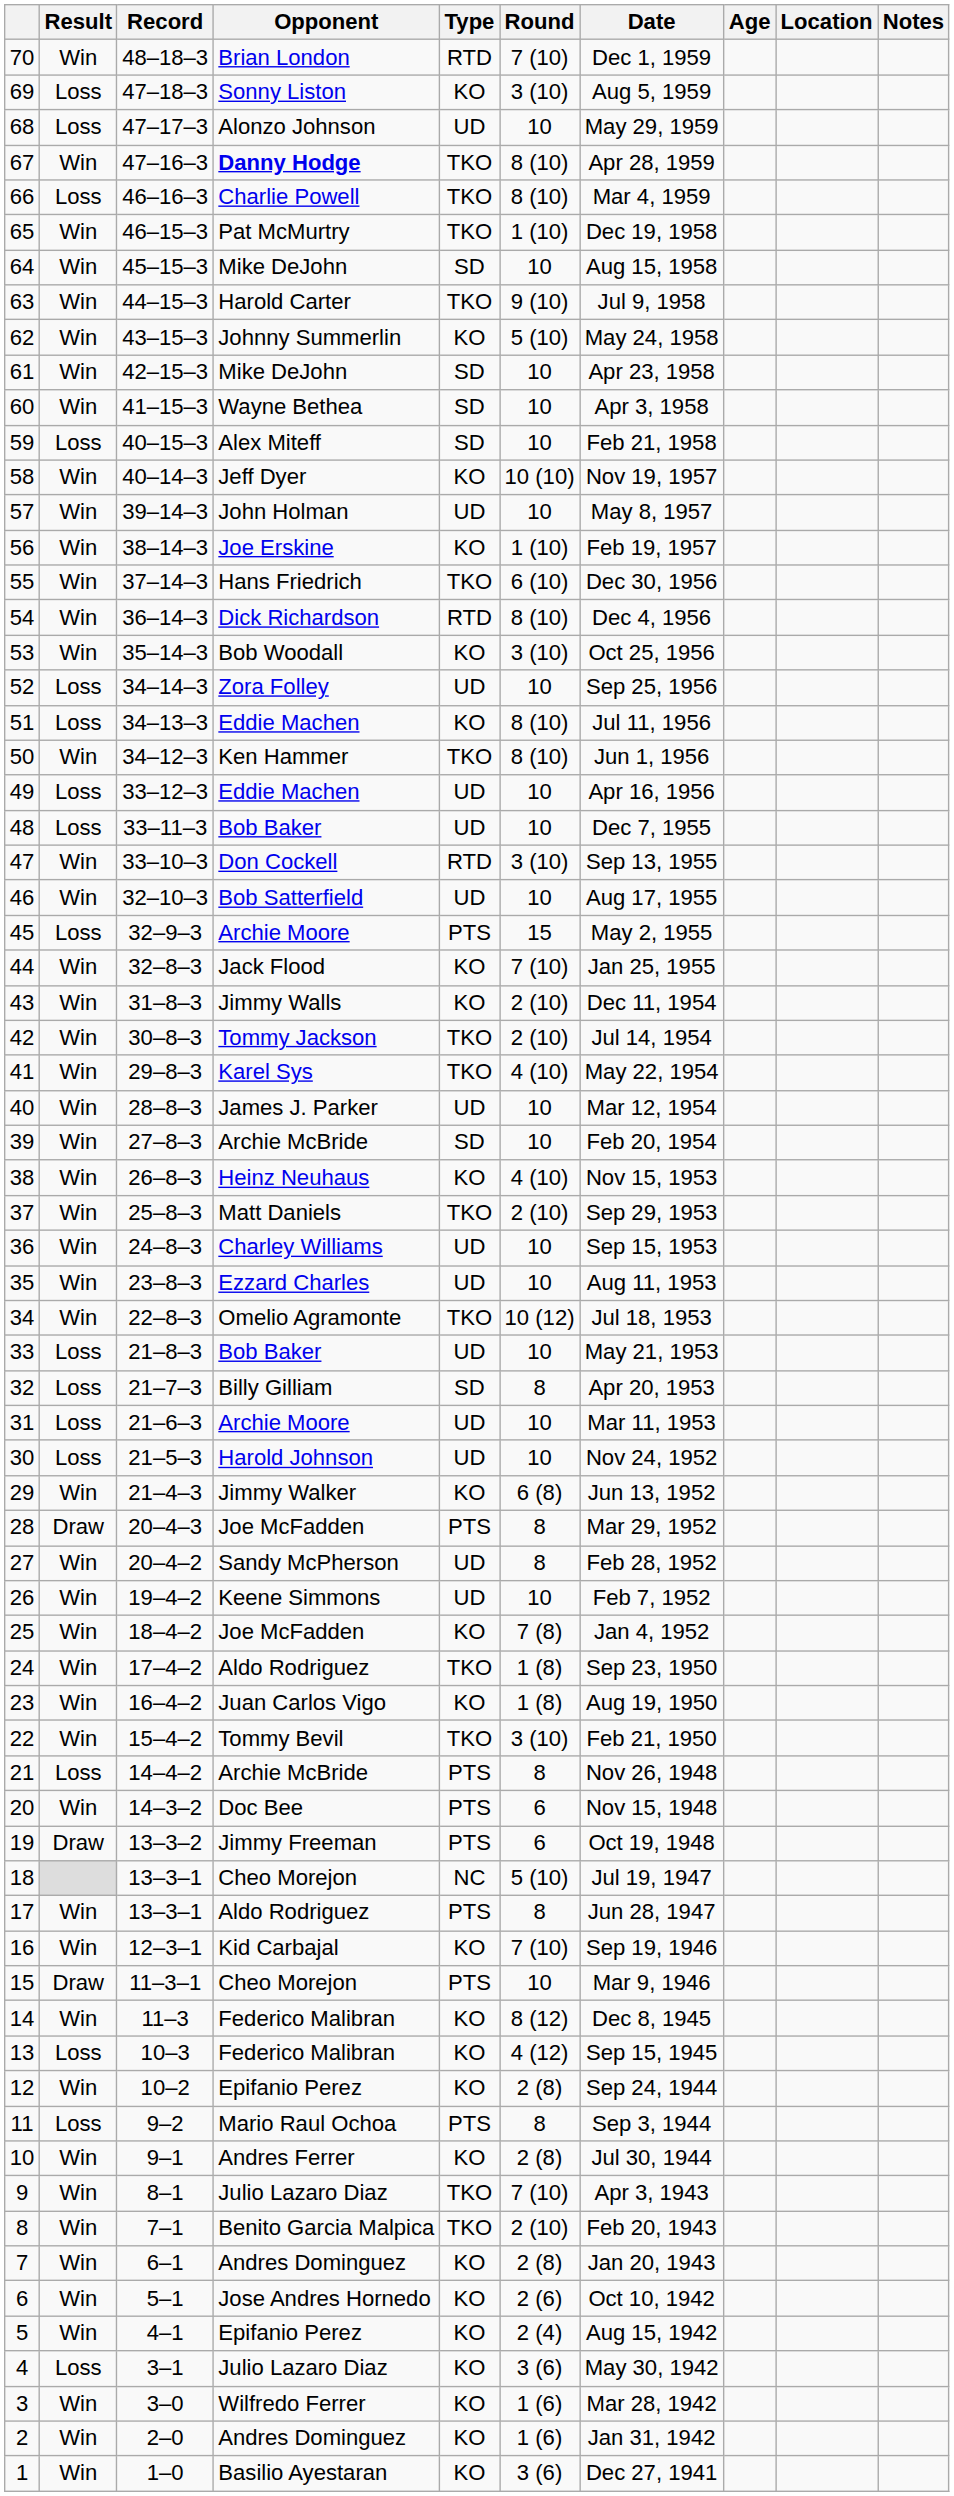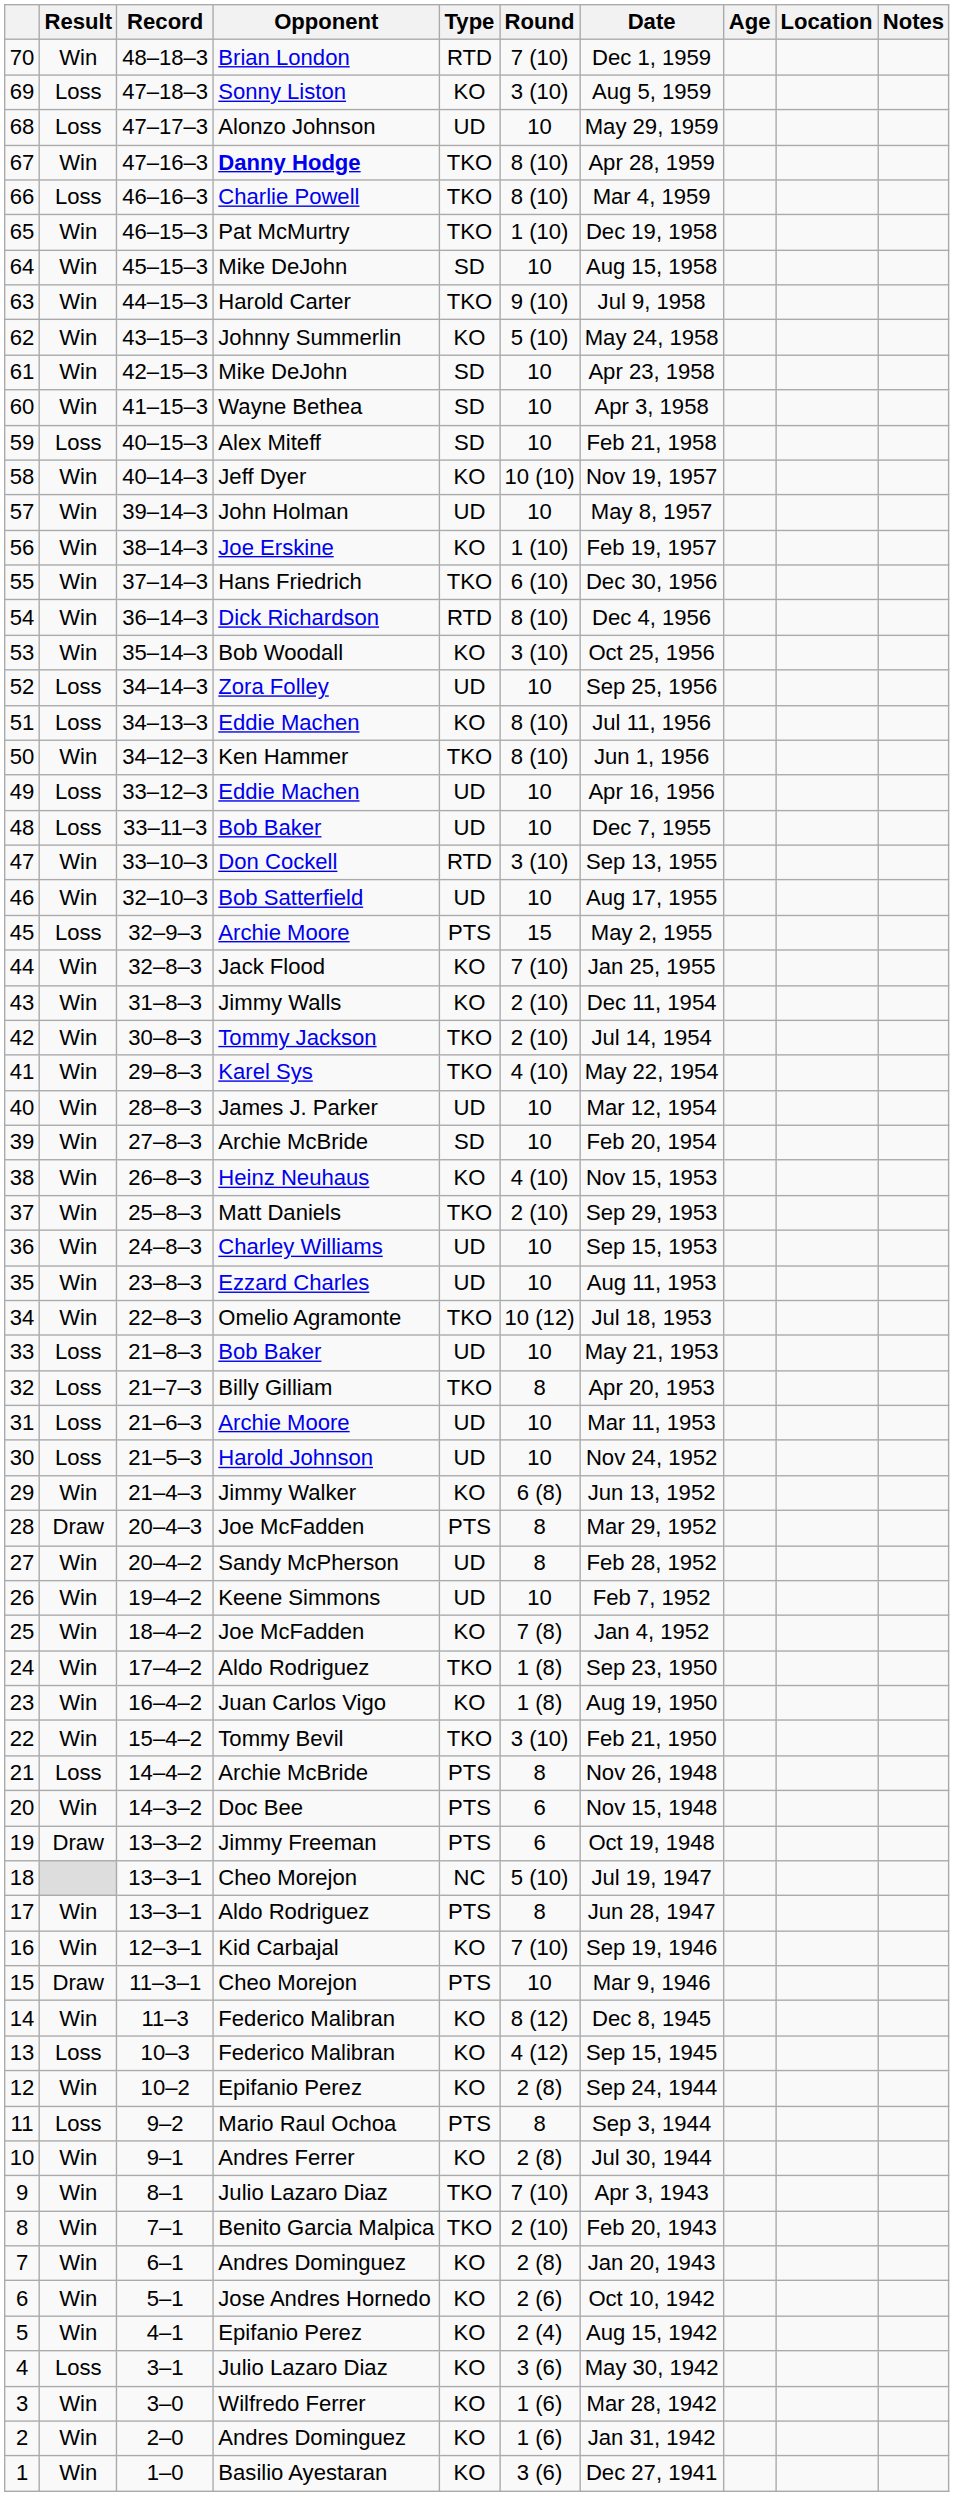(469, 1387) SD -> (469, 1387) TKO
